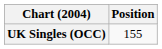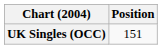(133, 34) 155 -> (133, 34) 151
